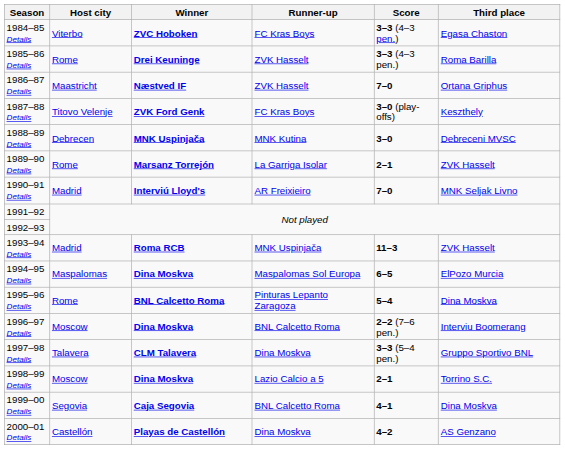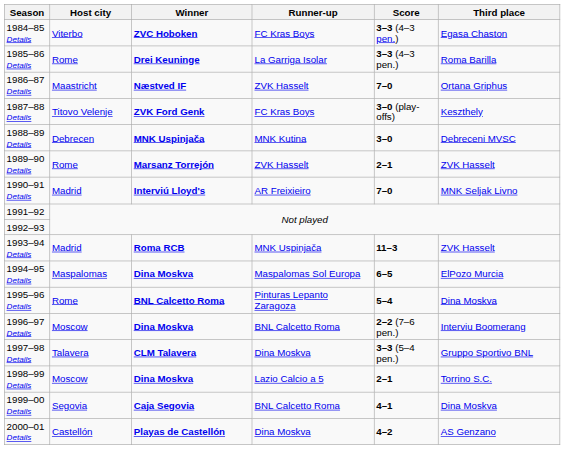(281, 59) ZVK Hasselt -> (291, 59) La Garriga Isolar
(291, 164) La Garriga Isolar -> (281, 164) ZVK Hasselt
